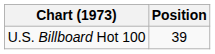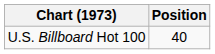(179, 37) 39 -> (179, 37) 40
